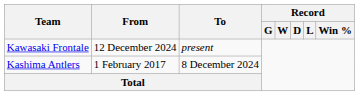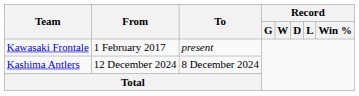(135, 47) 12 December 2024 -> (130, 47) 1 February 2017
(130, 64) 1 February 2017 -> (135, 64) 12 December 2024
